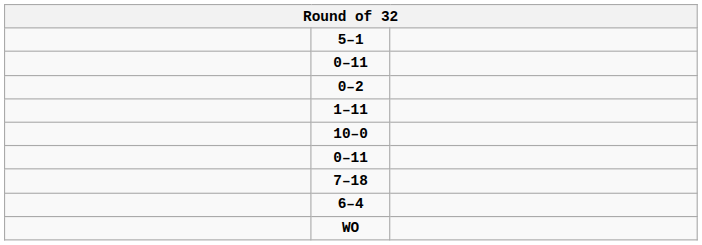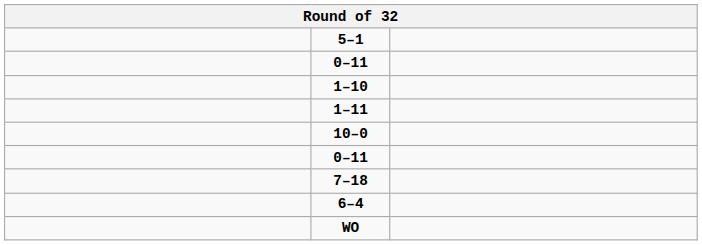- row: (158, 87)
+ row: (158, 87)
